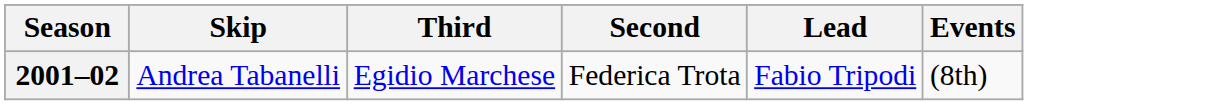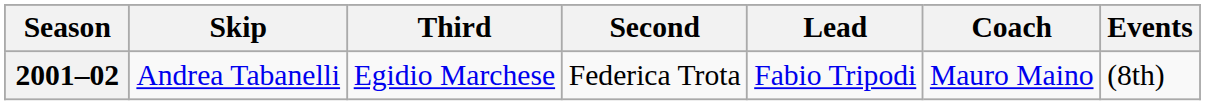+ column: (1012, 27)
